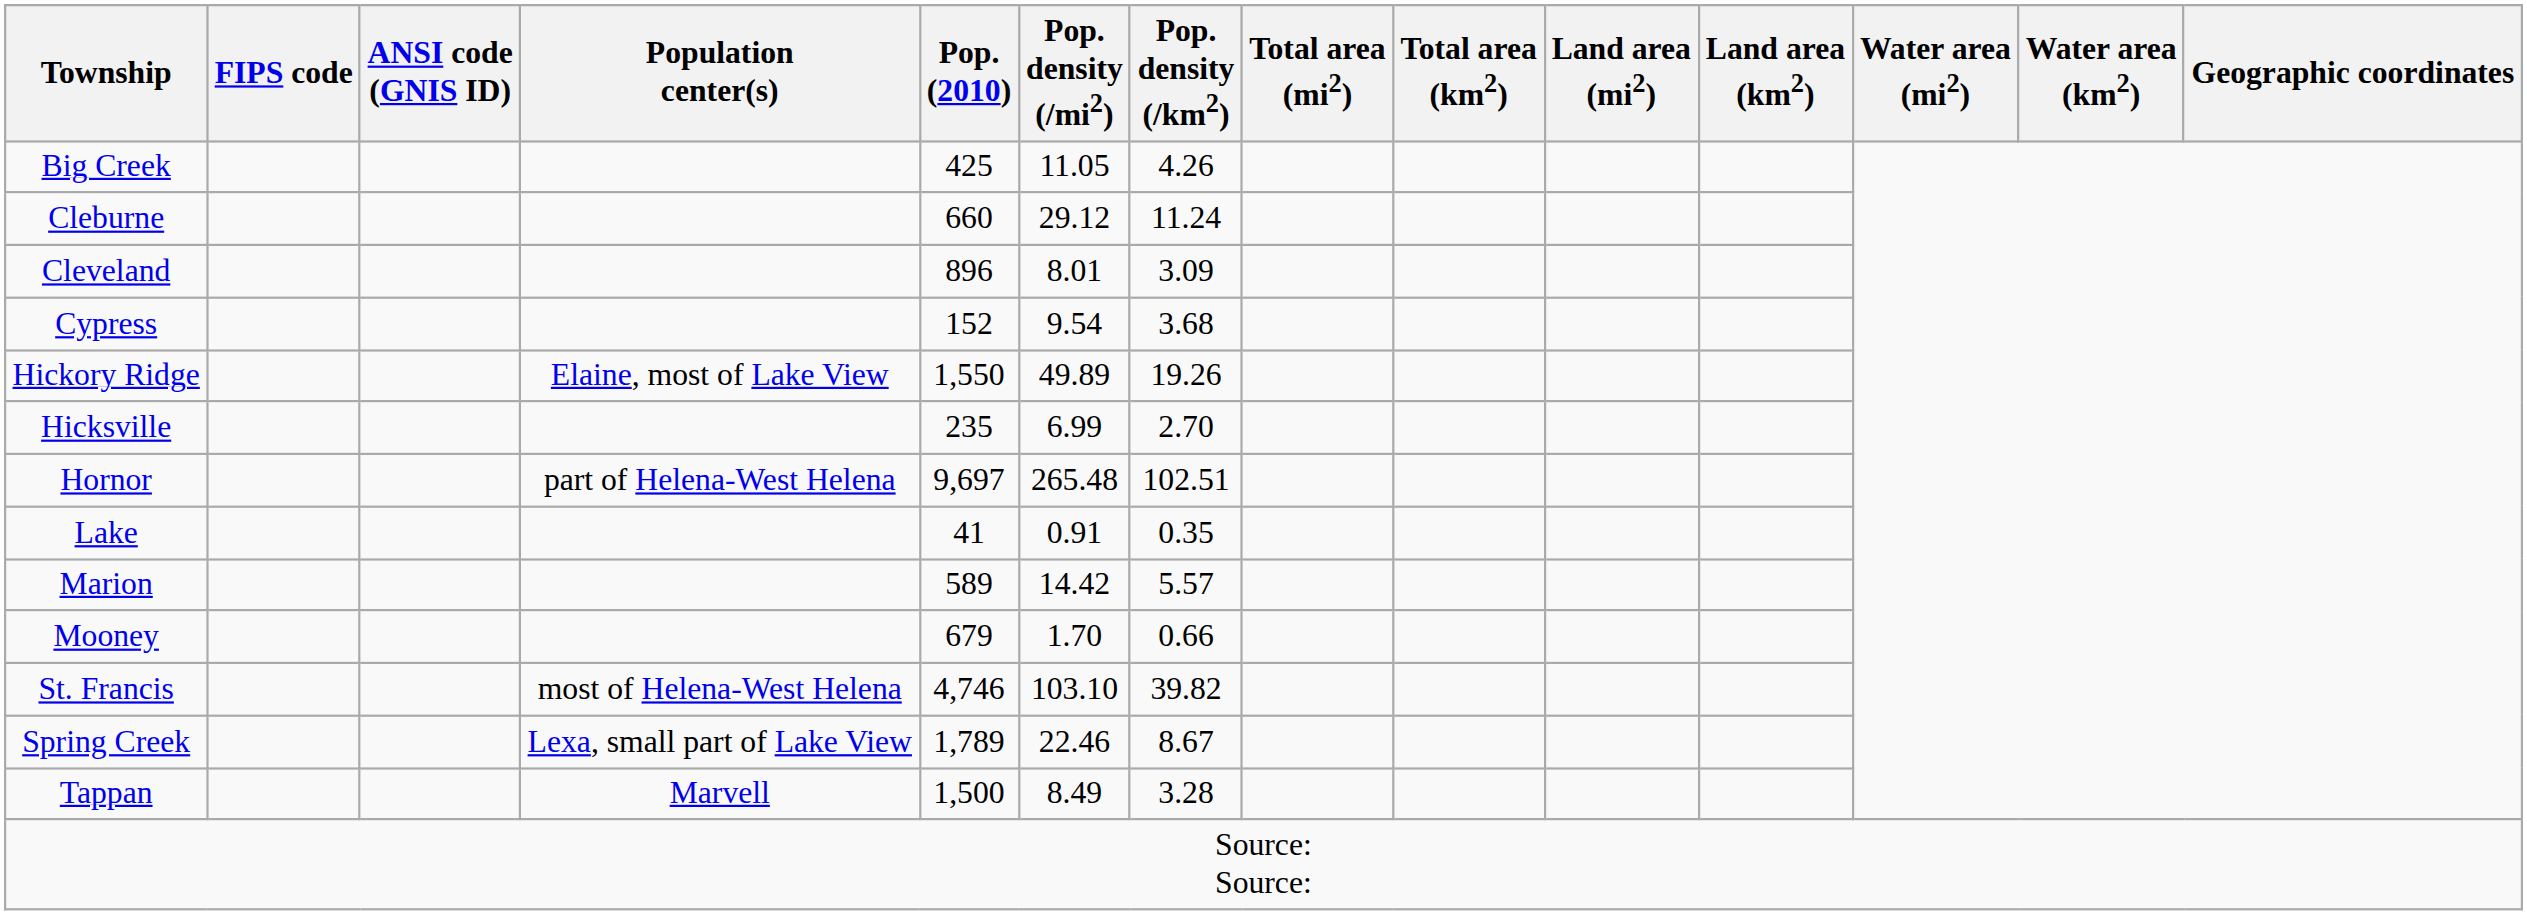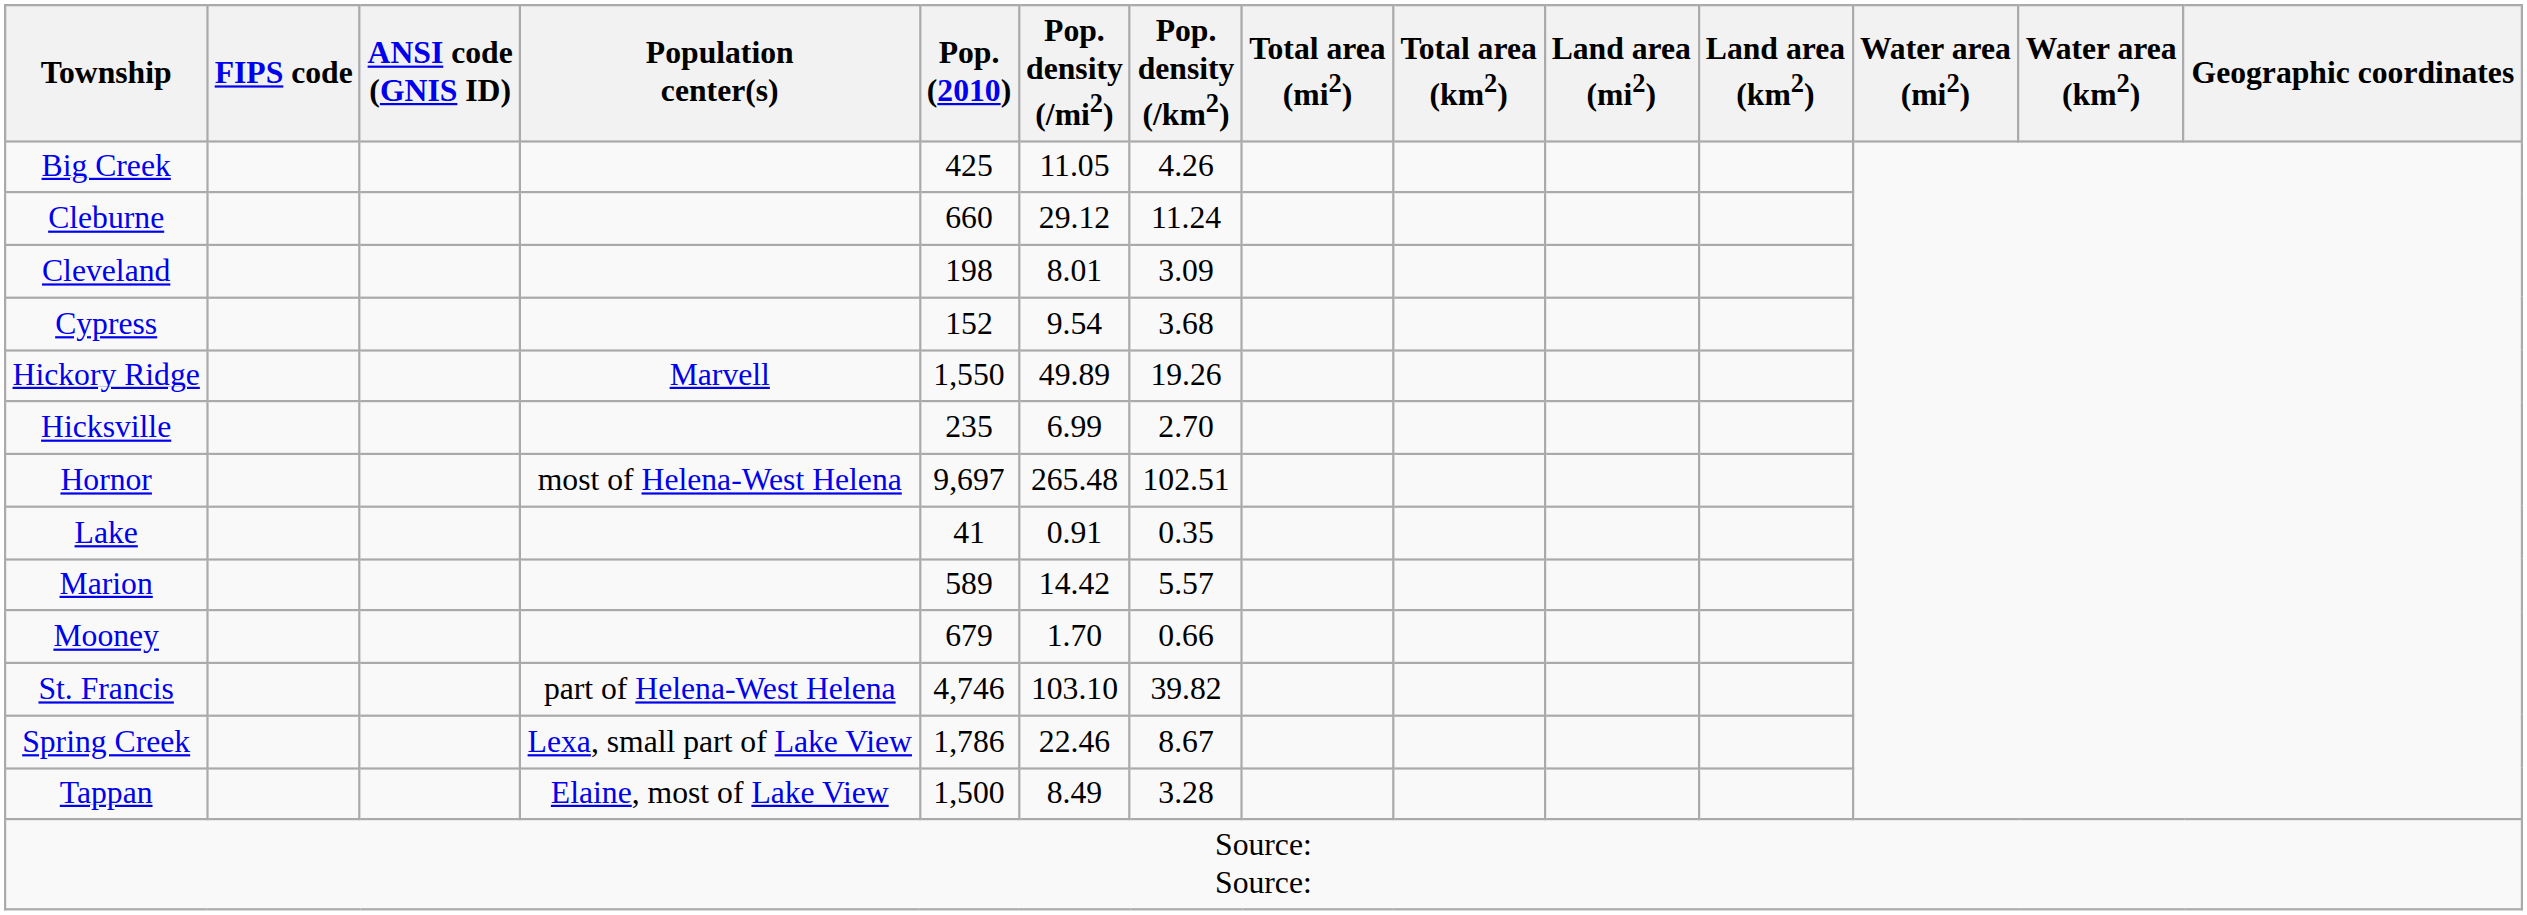(969, 270) 896 -> (969, 270) 198
(720, 375) Elaine, most of Lake View -> (720, 375) Marvell
(720, 479) part of Helena-West Helena -> (720, 479) most of Helena-West Helena
(720, 688) most of Helena-West Helena -> (720, 688) part of Helena-West Helena
(969, 741) 1,789 -> (969, 741) 1,786
(720, 793) Marvell -> (720, 793) Elaine, most of Lake View
